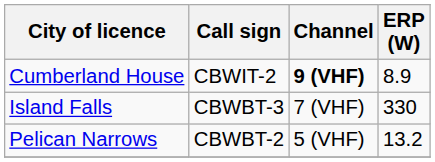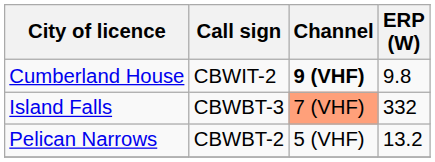(397, 75) 8.9 -> (397, 75) 9.8
(329, 107) no background -> (329, 107) lightsalmon background
(400, 107) 330 -> (400, 107) 332
